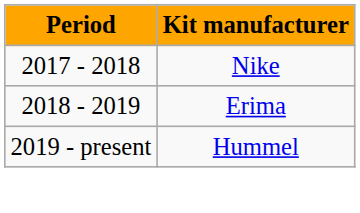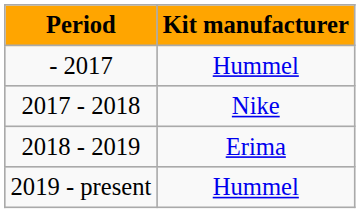+ row: (81, 65)
